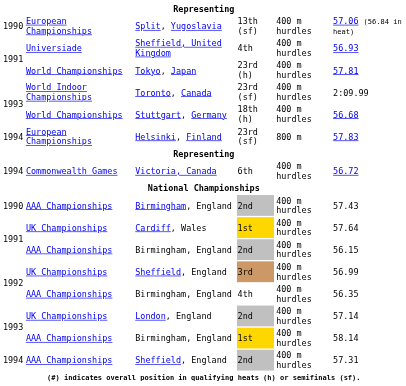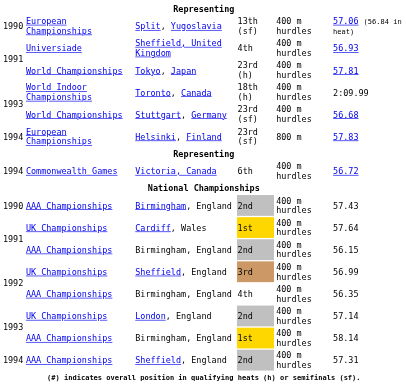(248, 92) 23rd (sf) -> (248, 92) 18th (h)
(248, 114) 18th (h) -> (248, 114) 23rd (sf)
